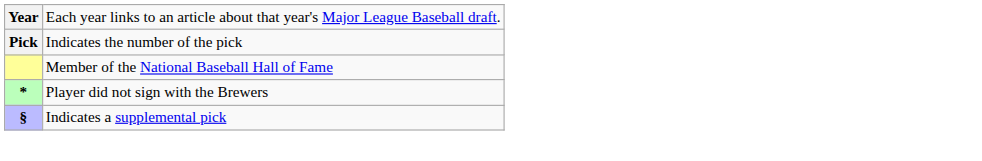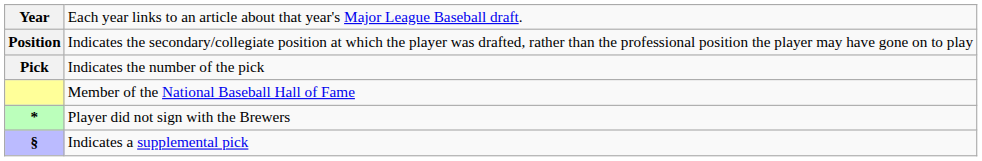+ row: (34, 41)
